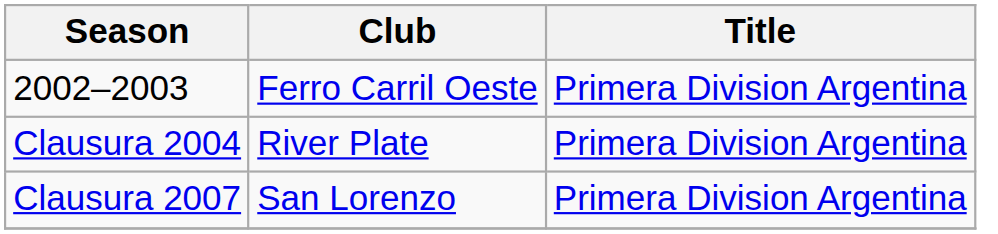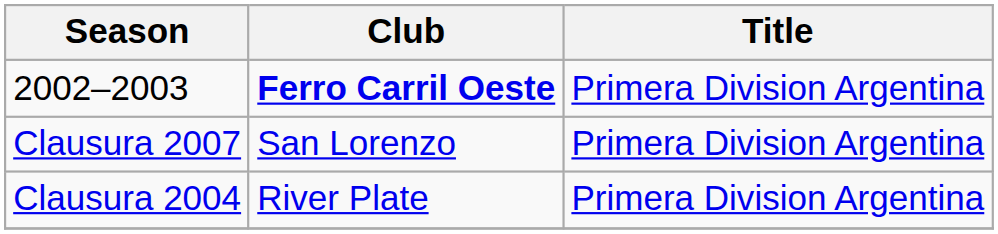(397, 87) normal -> (406, 87) bold
rows swapped: (127, 143) <-> (127, 198)
